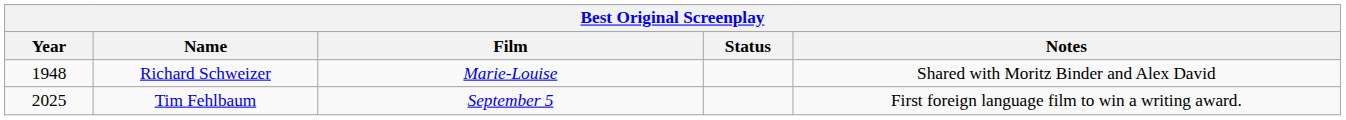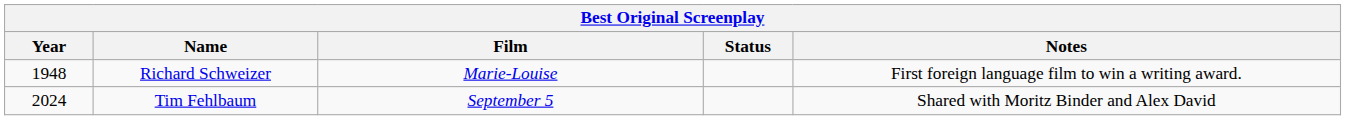(1066, 73) Shared with Moritz Binder and Alex David -> (1066, 73) First foreign language film to win a writing award.
(49, 100) 2025 -> (49, 100) 2024
(1066, 100) First foreign language film to win a writing award. -> (1066, 100) Shared with Moritz Binder and Alex David
